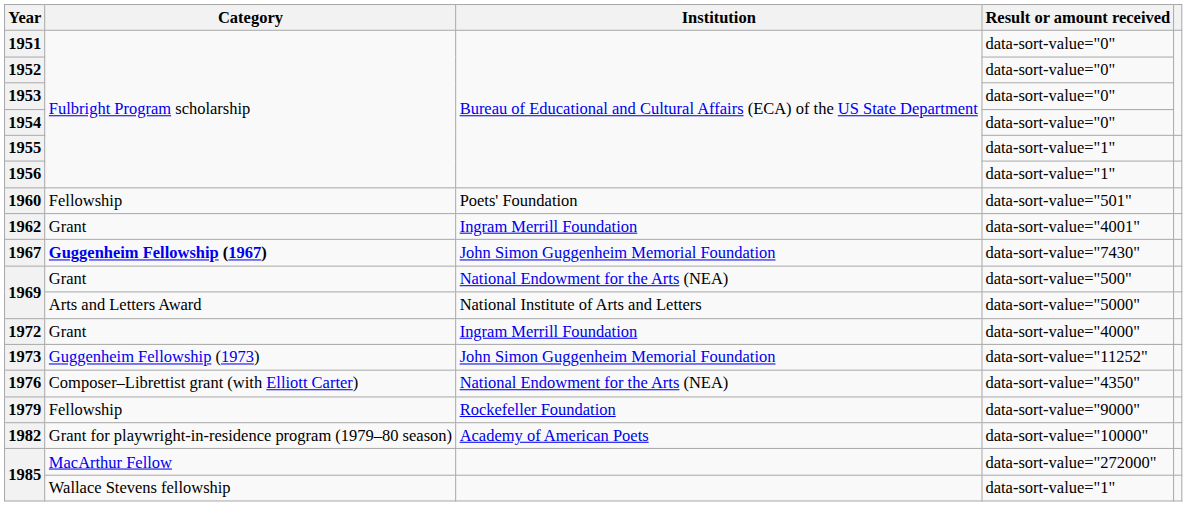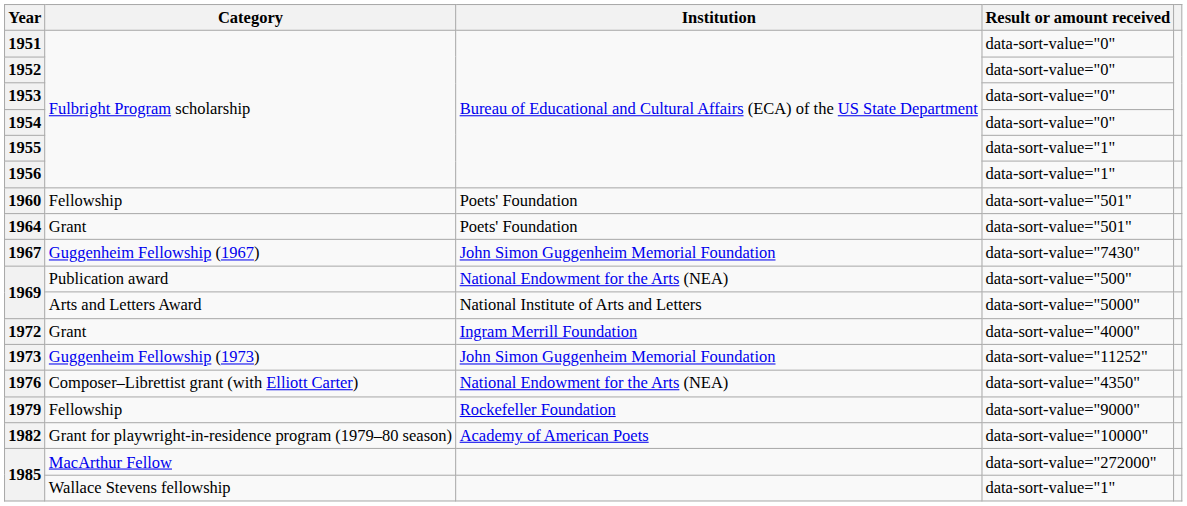- row: (25, 226)
+ row: (25, 226)
(158, 252) bold -> (154, 252) normal
(68, 278) Grant -> (109, 278) Publication award
